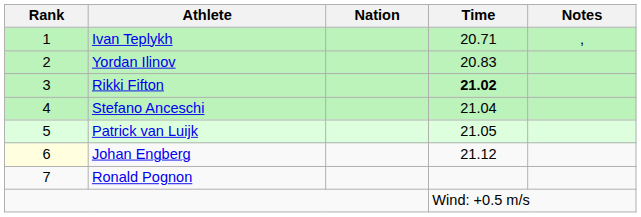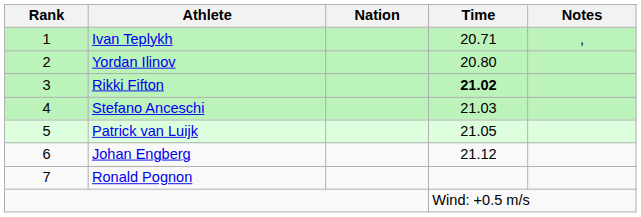(478, 62) 20.83 -> (478, 62) 20.80
(478, 108) 21.04 -> (478, 108) 21.03
(47, 154) lightyellow background -> (47, 154) no background
